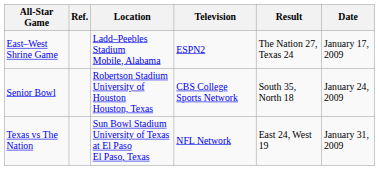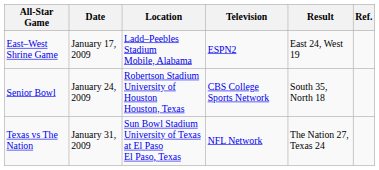columns swapped: (348, 17) <-> (80, 17)
(288, 49) The Nation 27, Texas 24 -> (316, 49) East 24, West 19
(285, 141) East 24, West 19 -> (319, 141) The Nation 27, Texas 24
